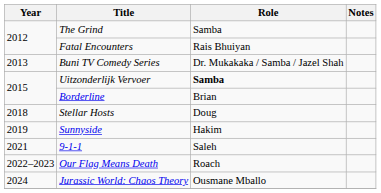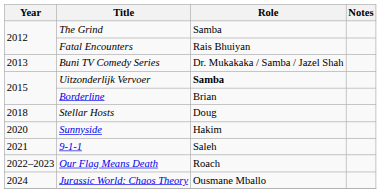(17, 130) 2019 -> (17, 130) 2020
